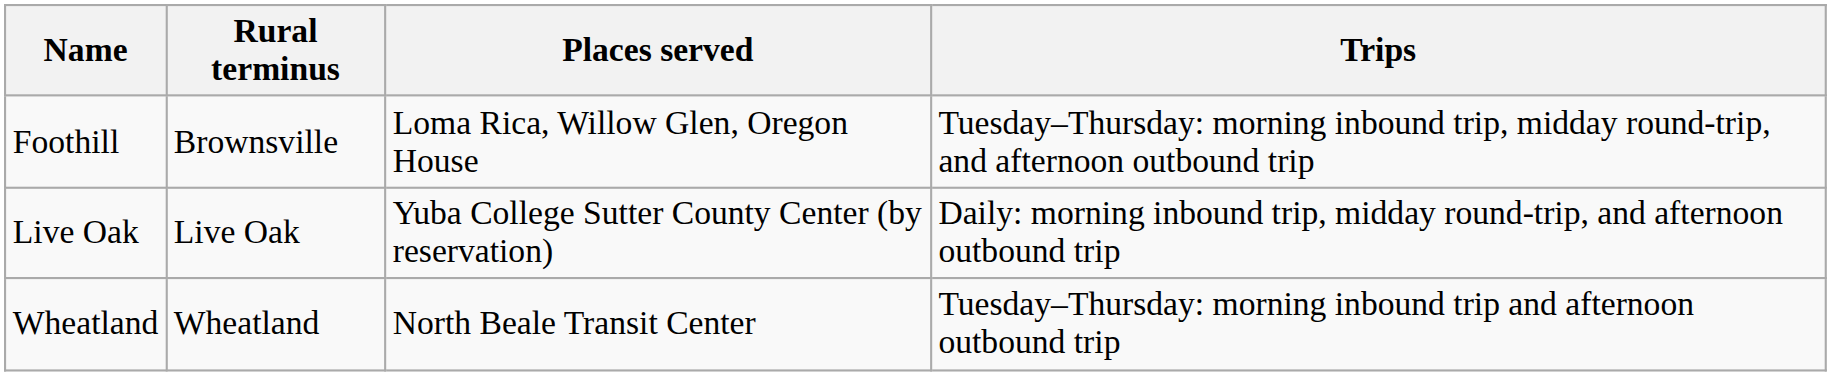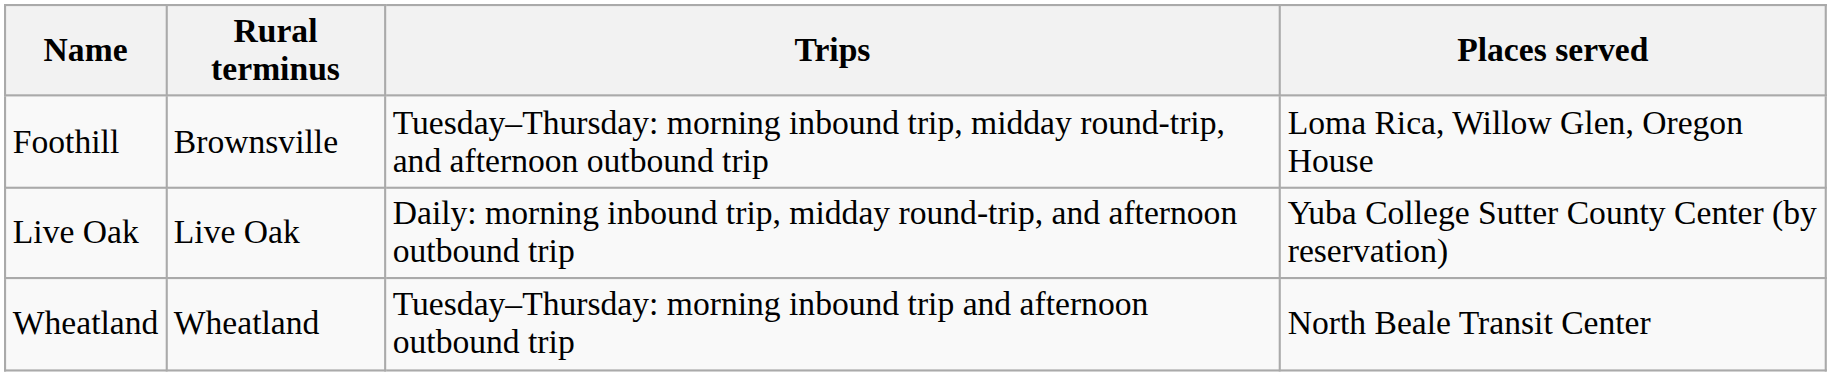columns swapped: (658, 50) <-> (1378, 50)
